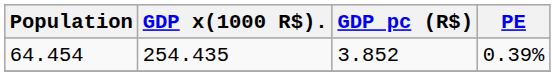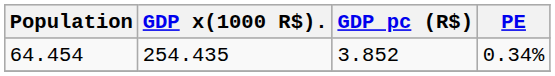(514, 55) 0.39% -> (514, 55) 0.34%
